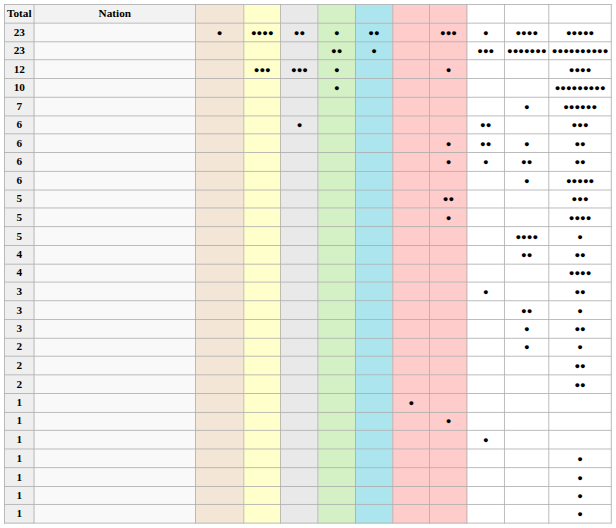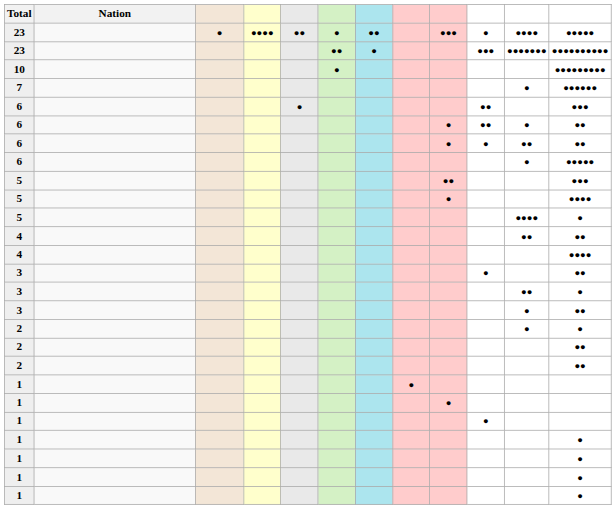- row: (19, 69)
